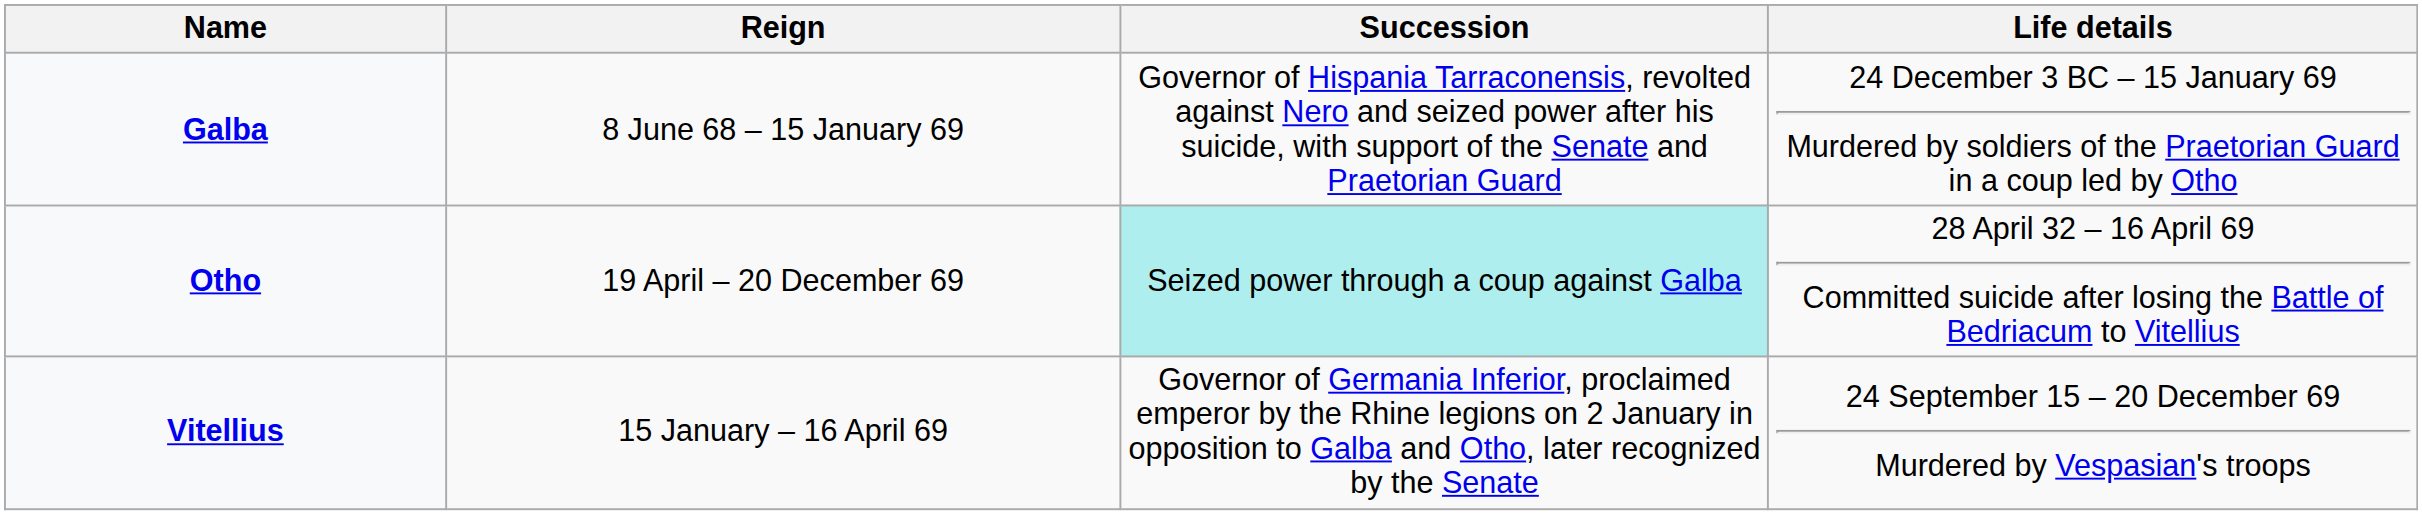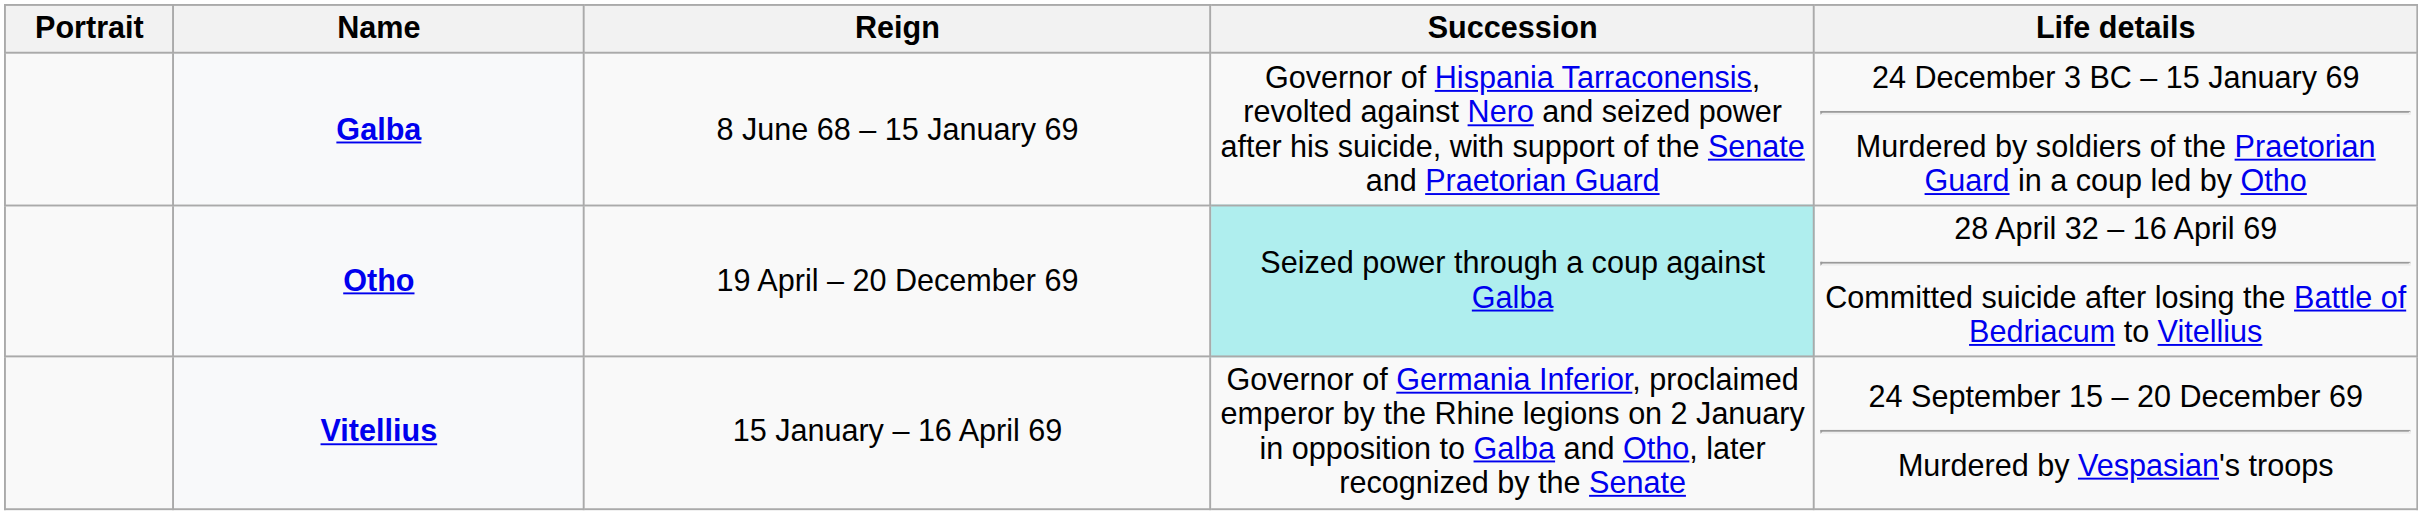+ column: (89, 28)
